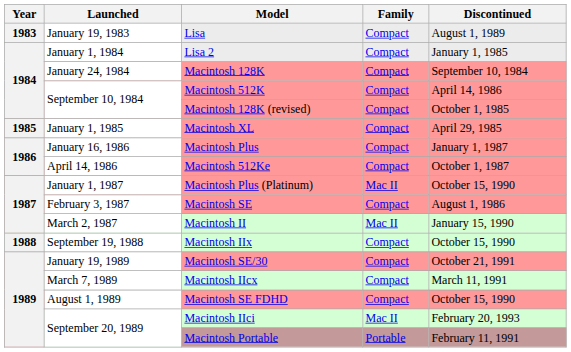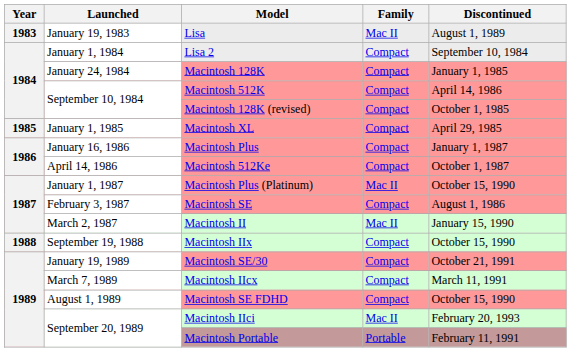(387, 33) Compact -> (382, 33) Mac II
(470, 52) January 1, 1985 -> (480, 52) September 10, 1984
(480, 71) September 10, 1984 -> (470, 71) January 1, 1985
